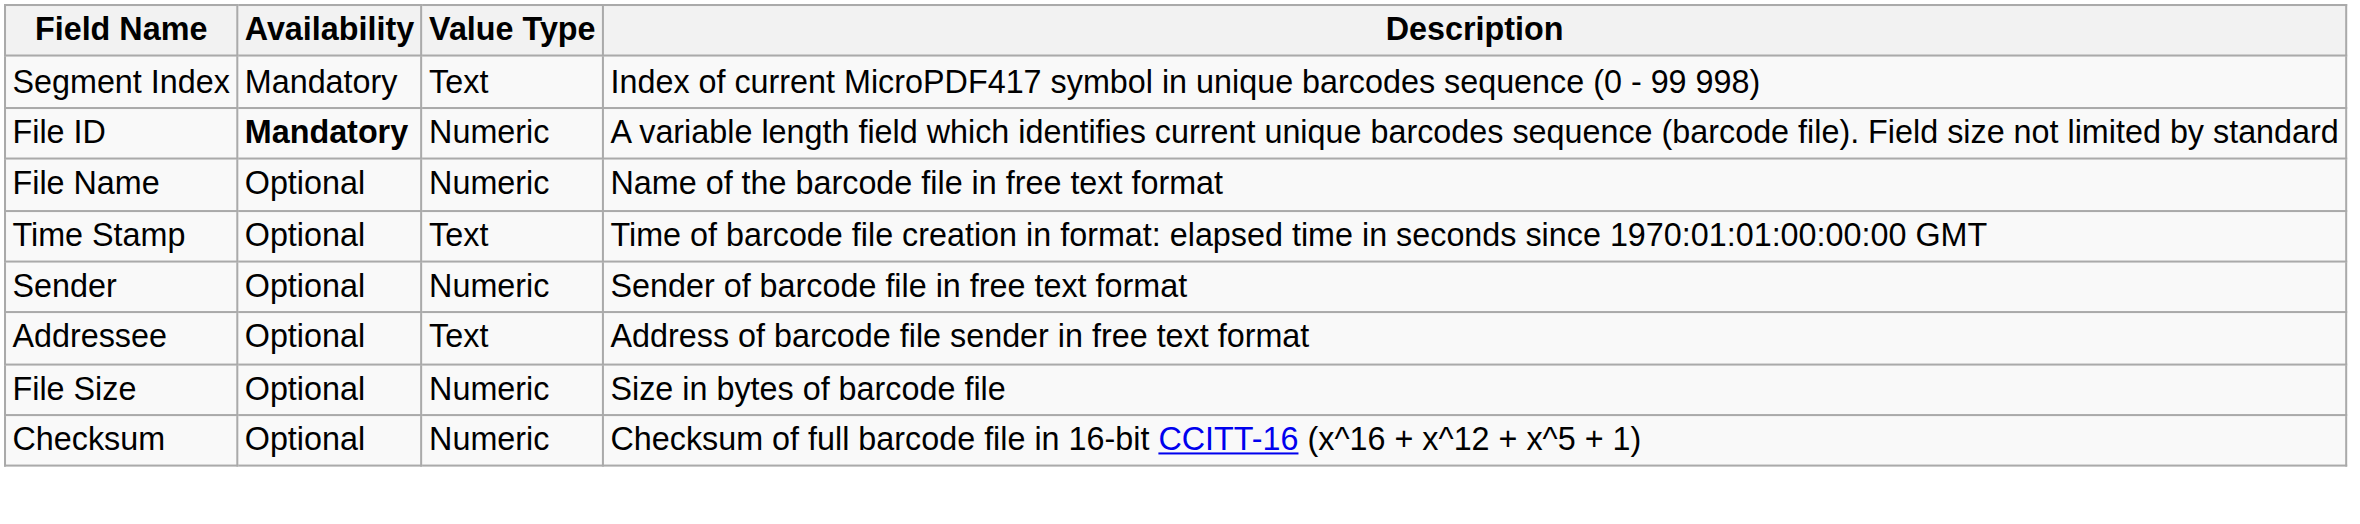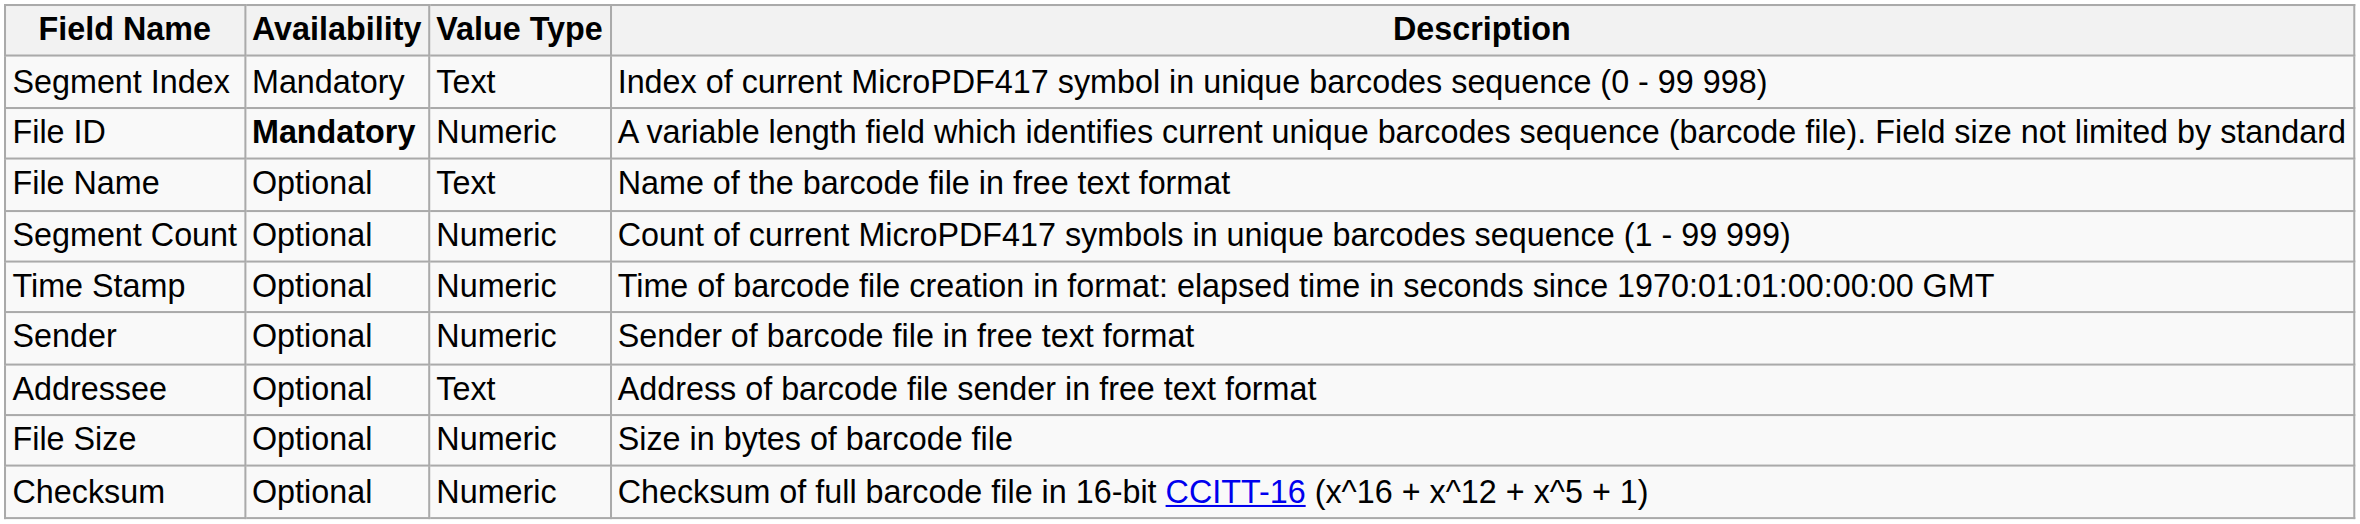(489, 183) Numeric -> (466, 183) Text
+ row: (125, 235)
(459, 235) Text -> (496, 286) Numeric
